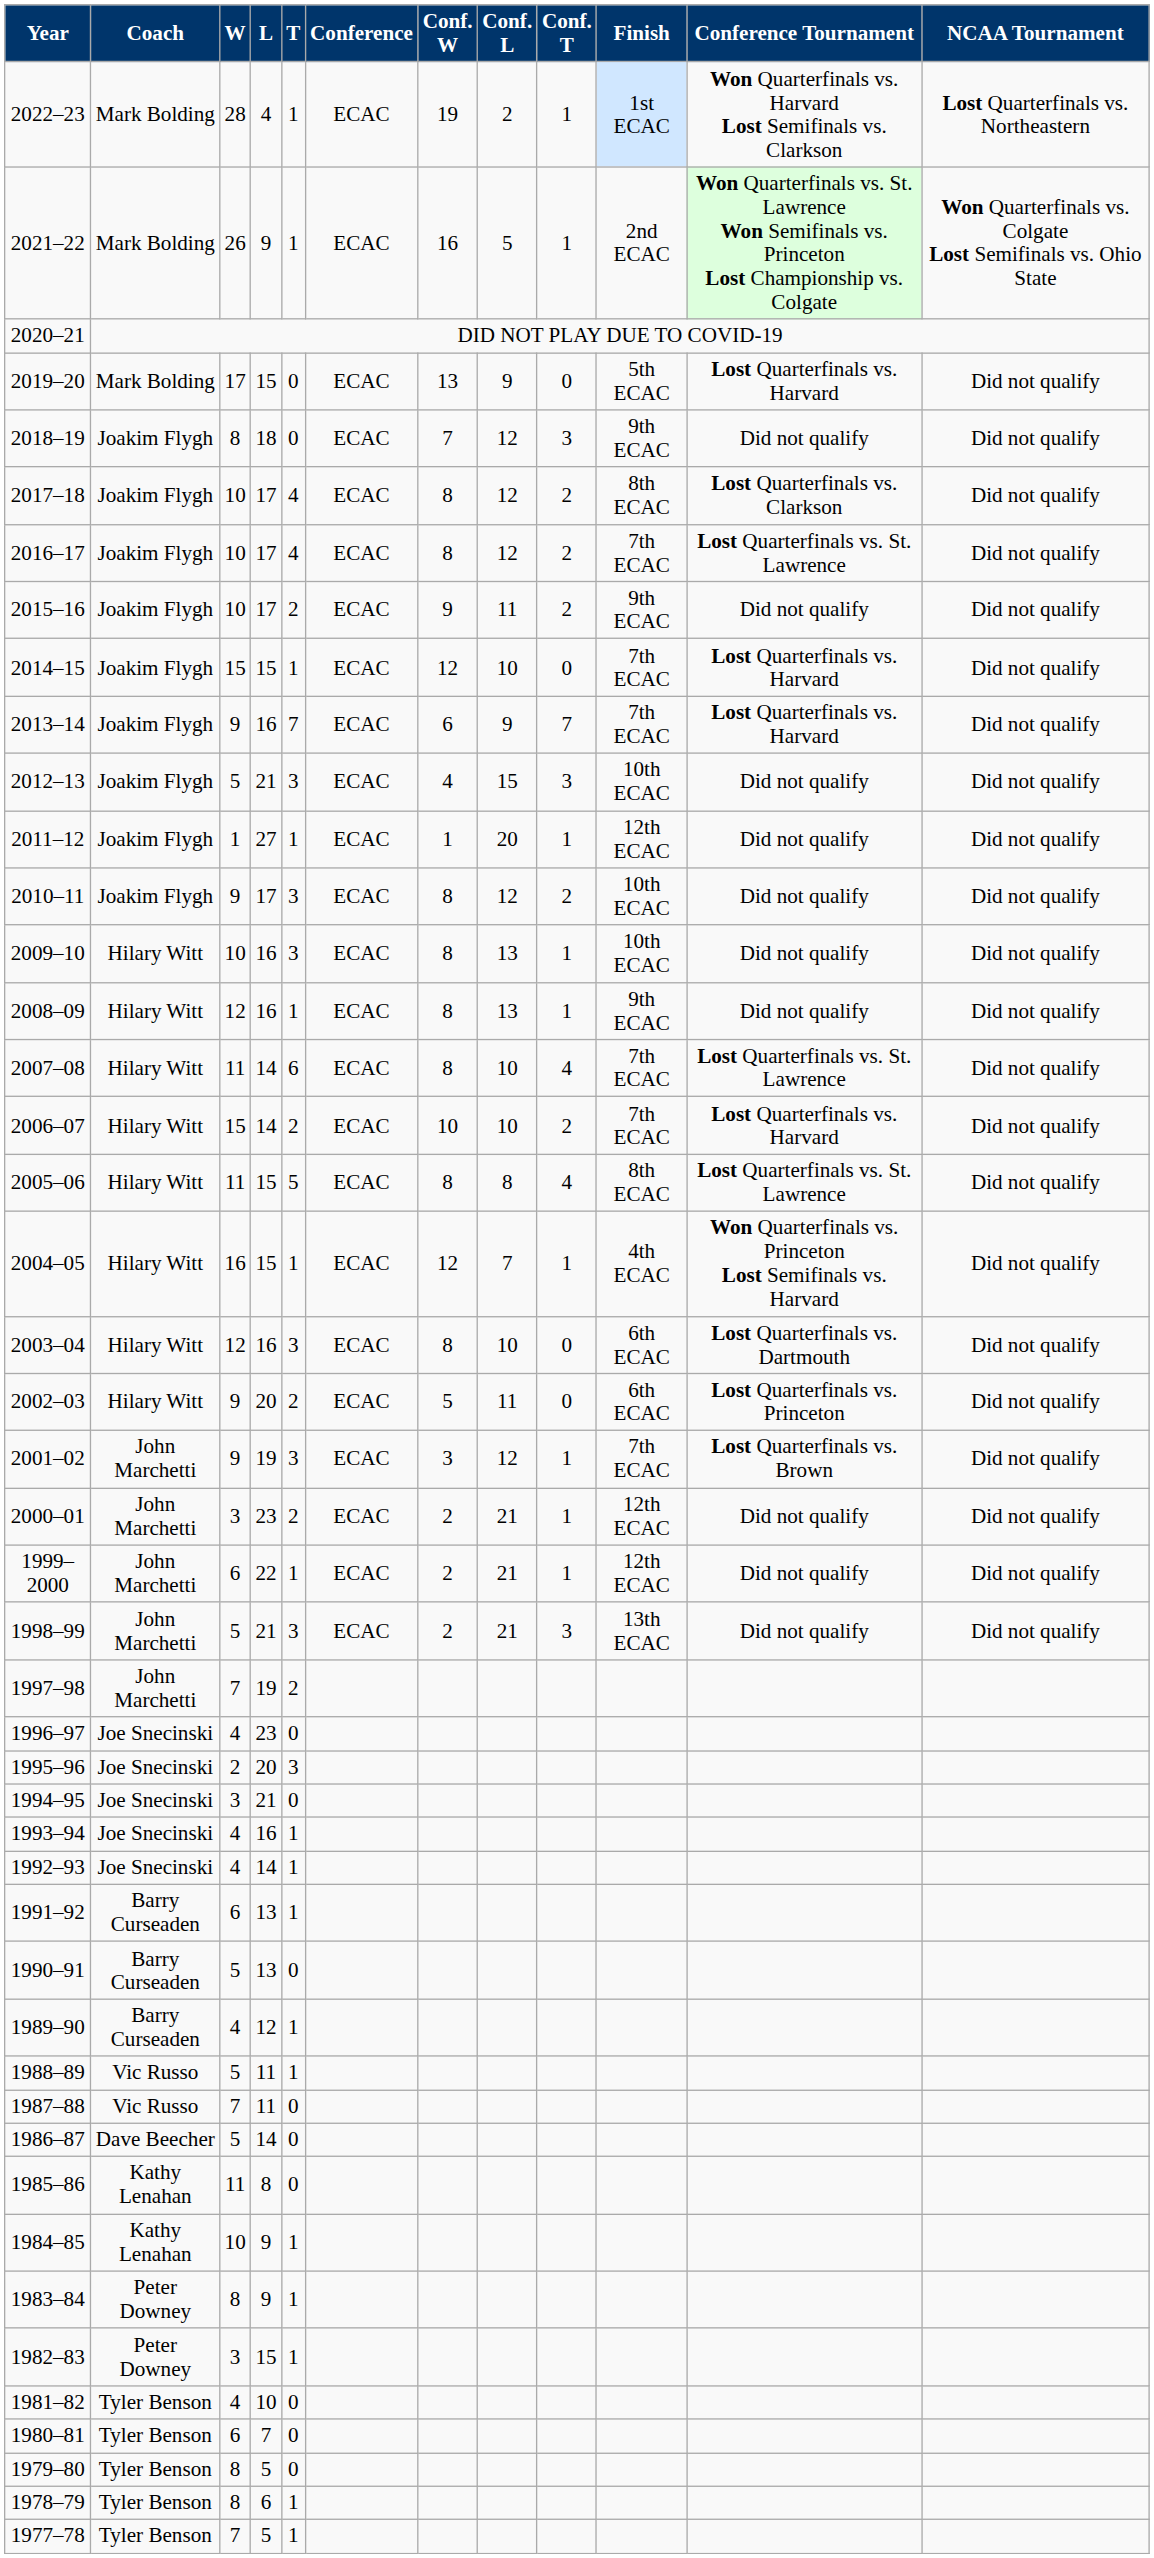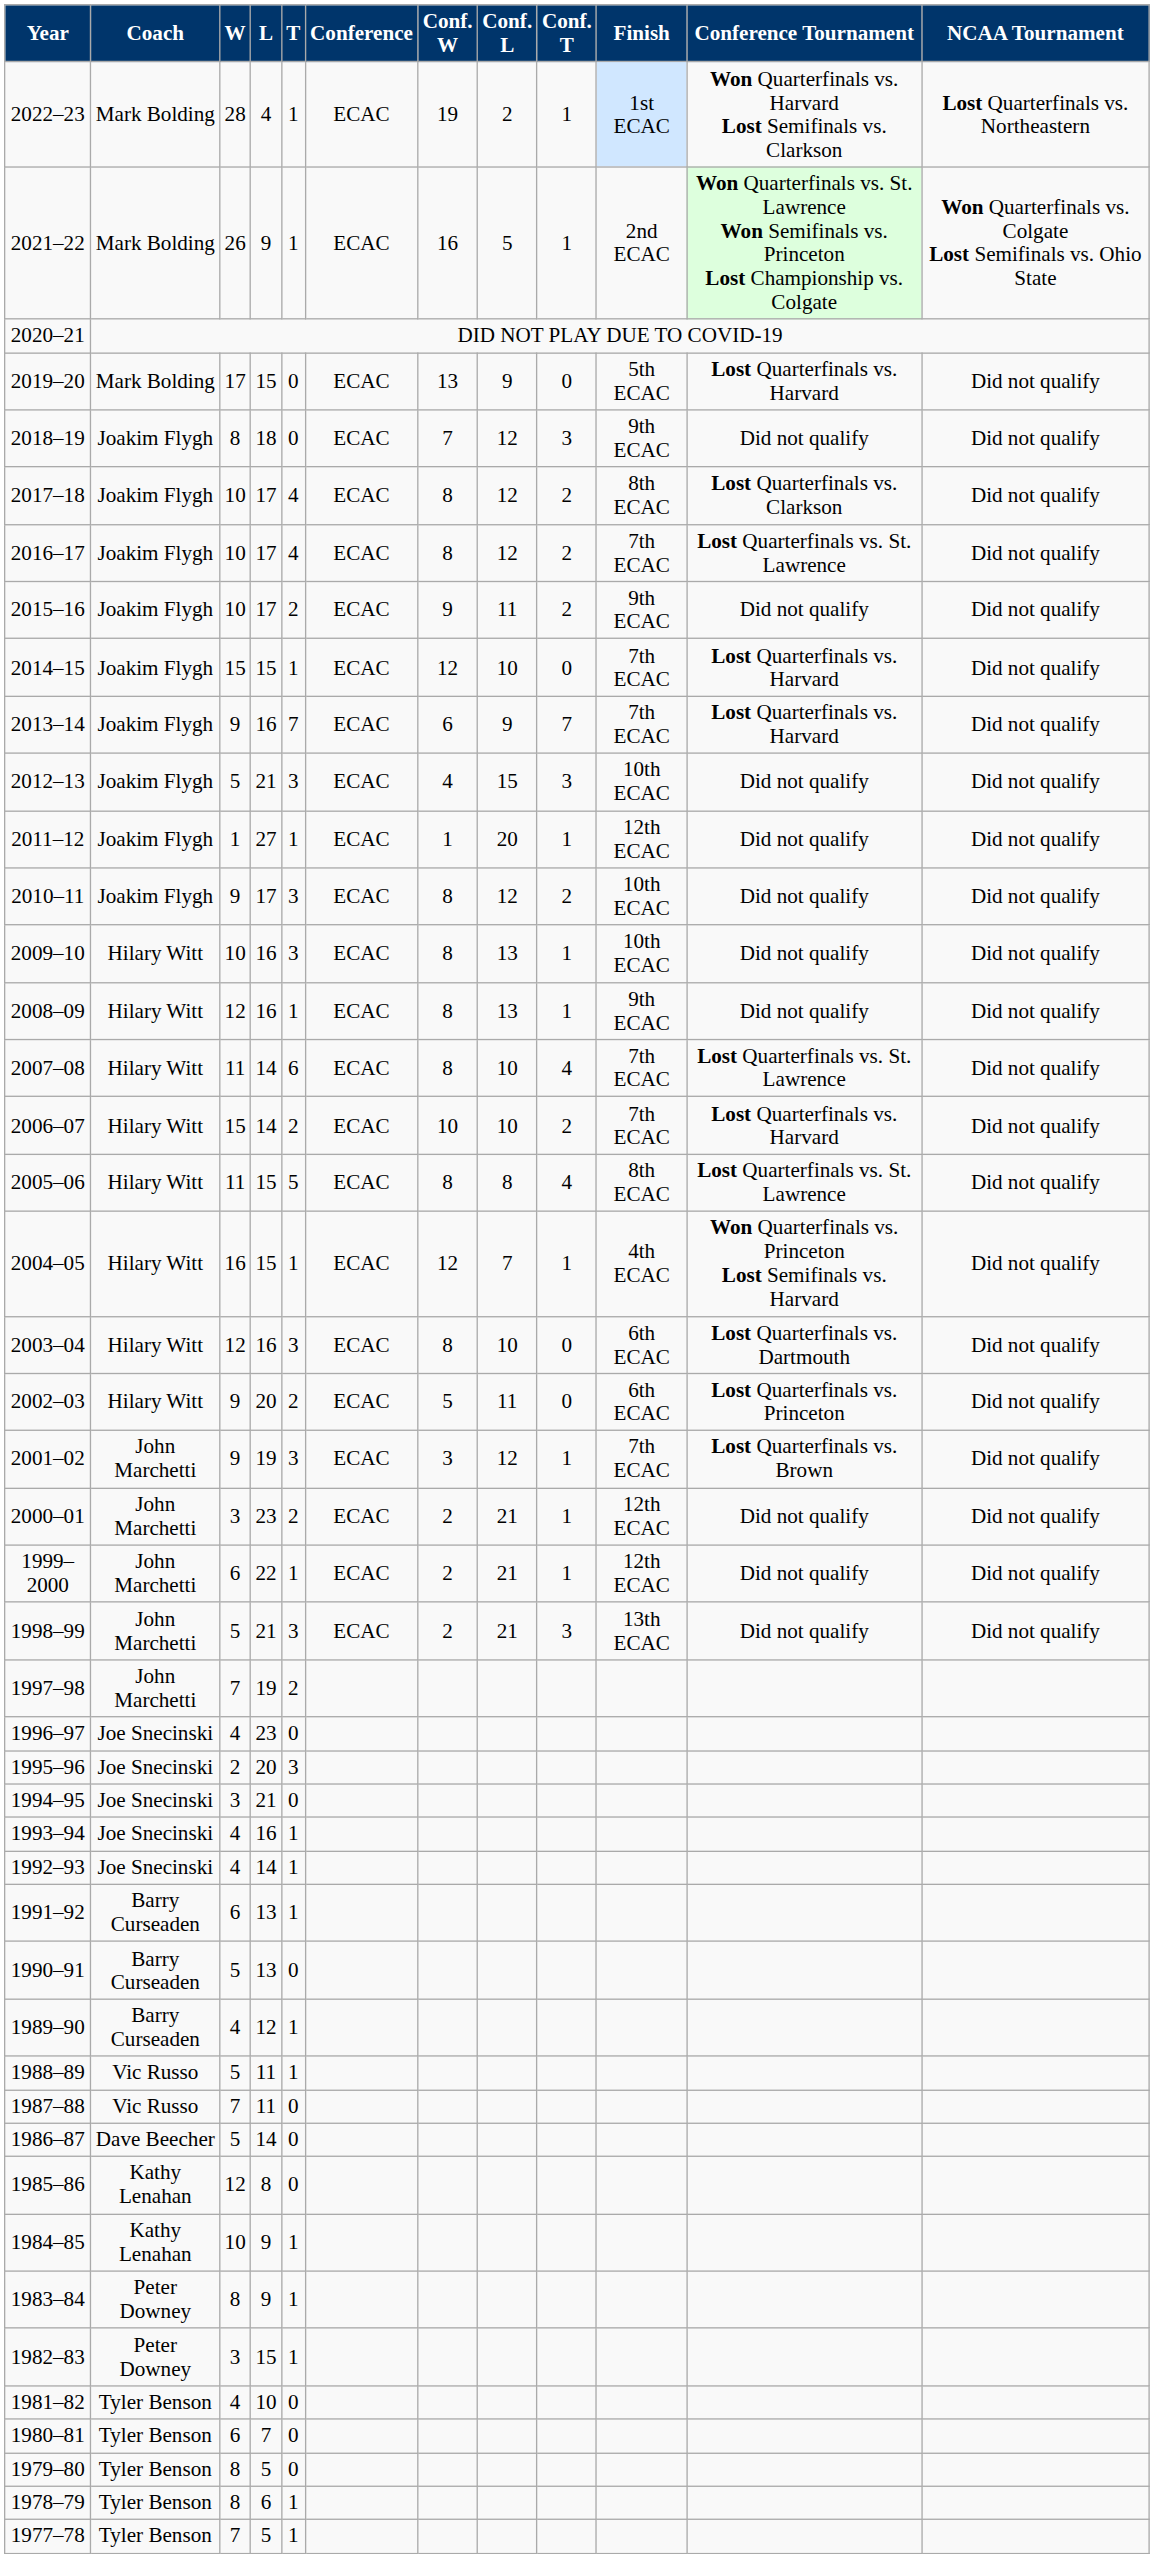(235, 2185) 11 -> (235, 2185) 12
